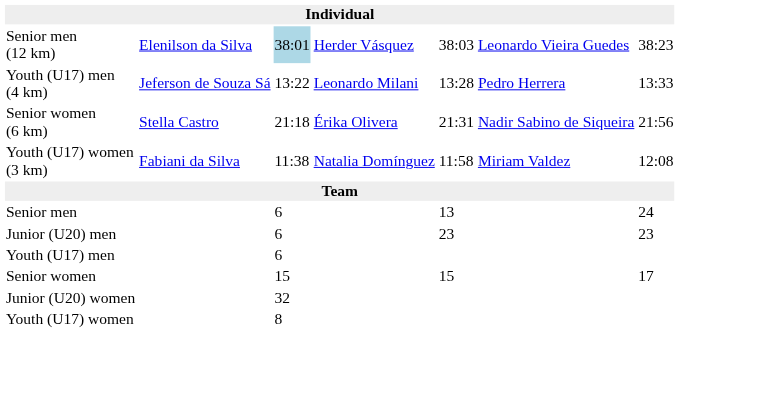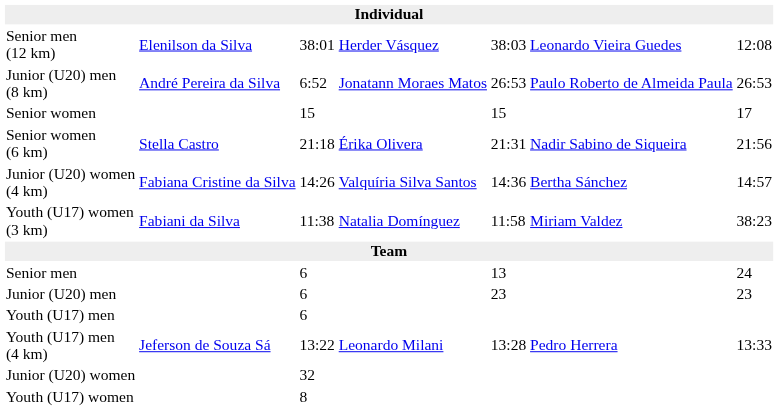(292, 44) lightblue background -> (317, 44) no background
(656, 44) 38:23 -> (754, 44) 12:08
+ row: (61, 83)
rows swapped: (60, 83) <-> (51, 276)
+ row: (71, 182)
(656, 161) 12:08 -> (754, 221) 38:23
